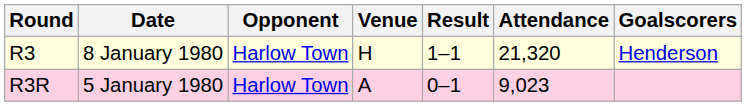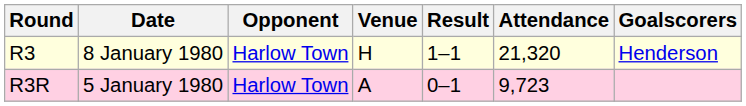(524, 85) 9,023 -> (524, 85) 9,723
